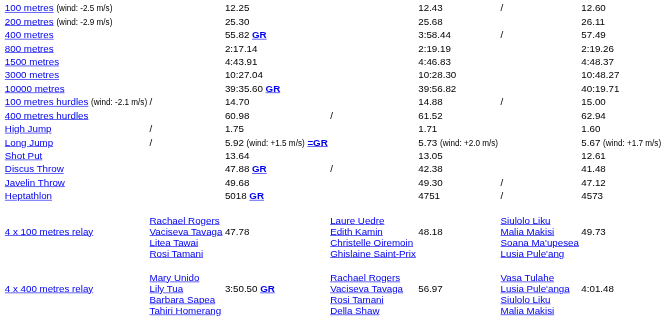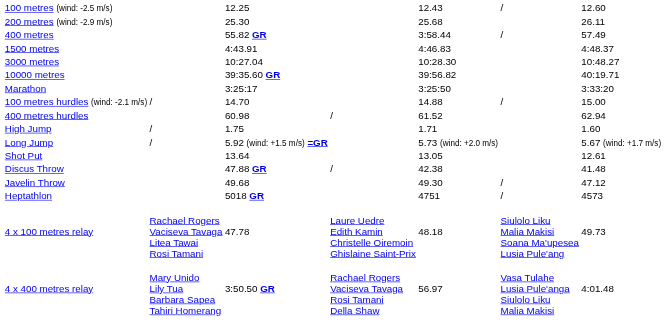- row: (29, 48)
+ row: (25, 89)
